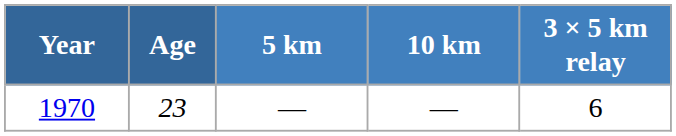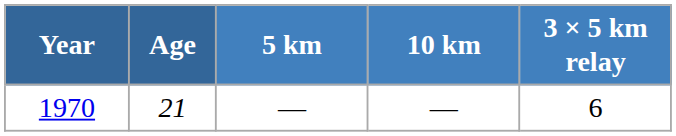(173, 107) 23 -> (173, 107) 21
